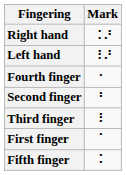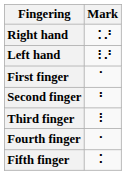rows swapped: (38, 139) <-> (44, 76)
